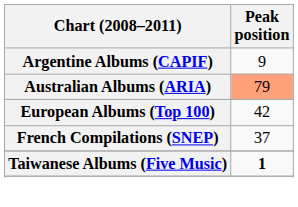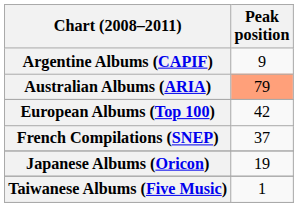+ row: (118, 163)
(262, 163) bold -> (262, 189) normal
